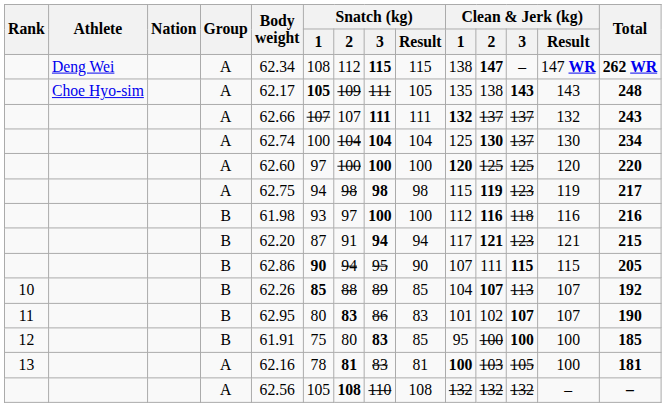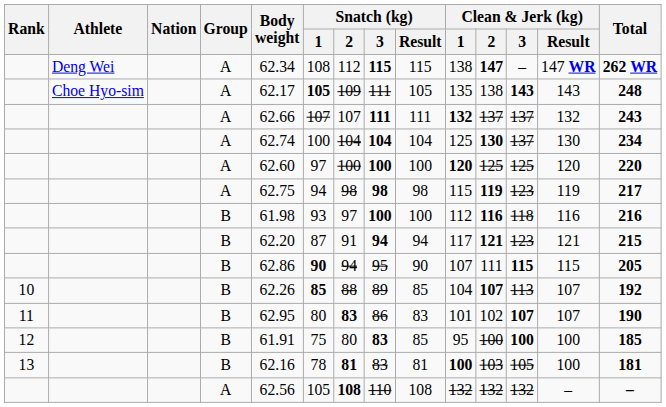(226, 365) A -> (226, 365) B
